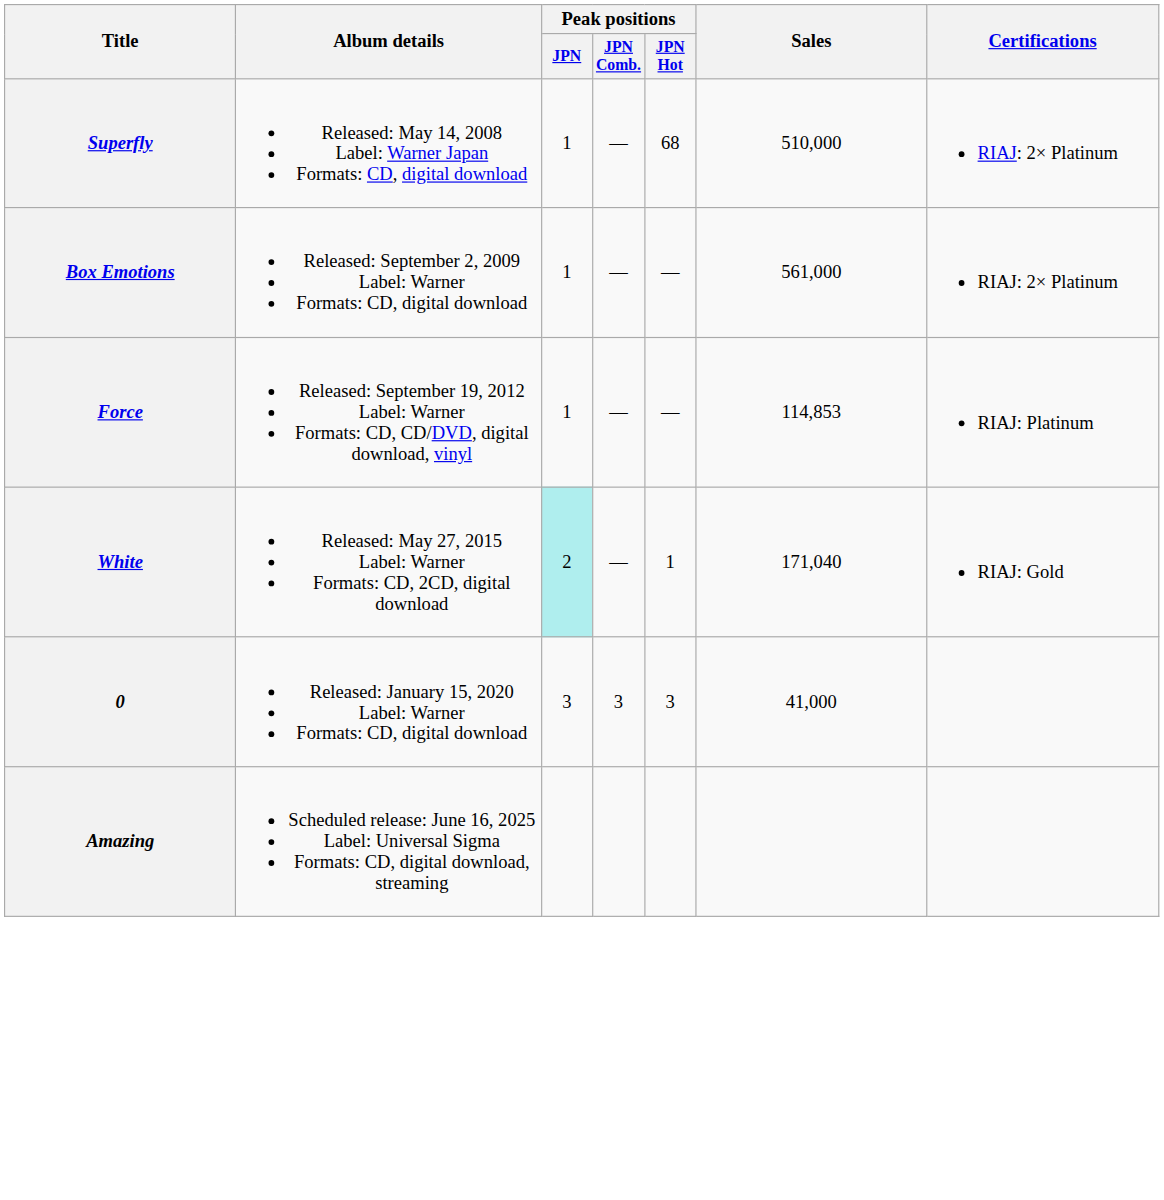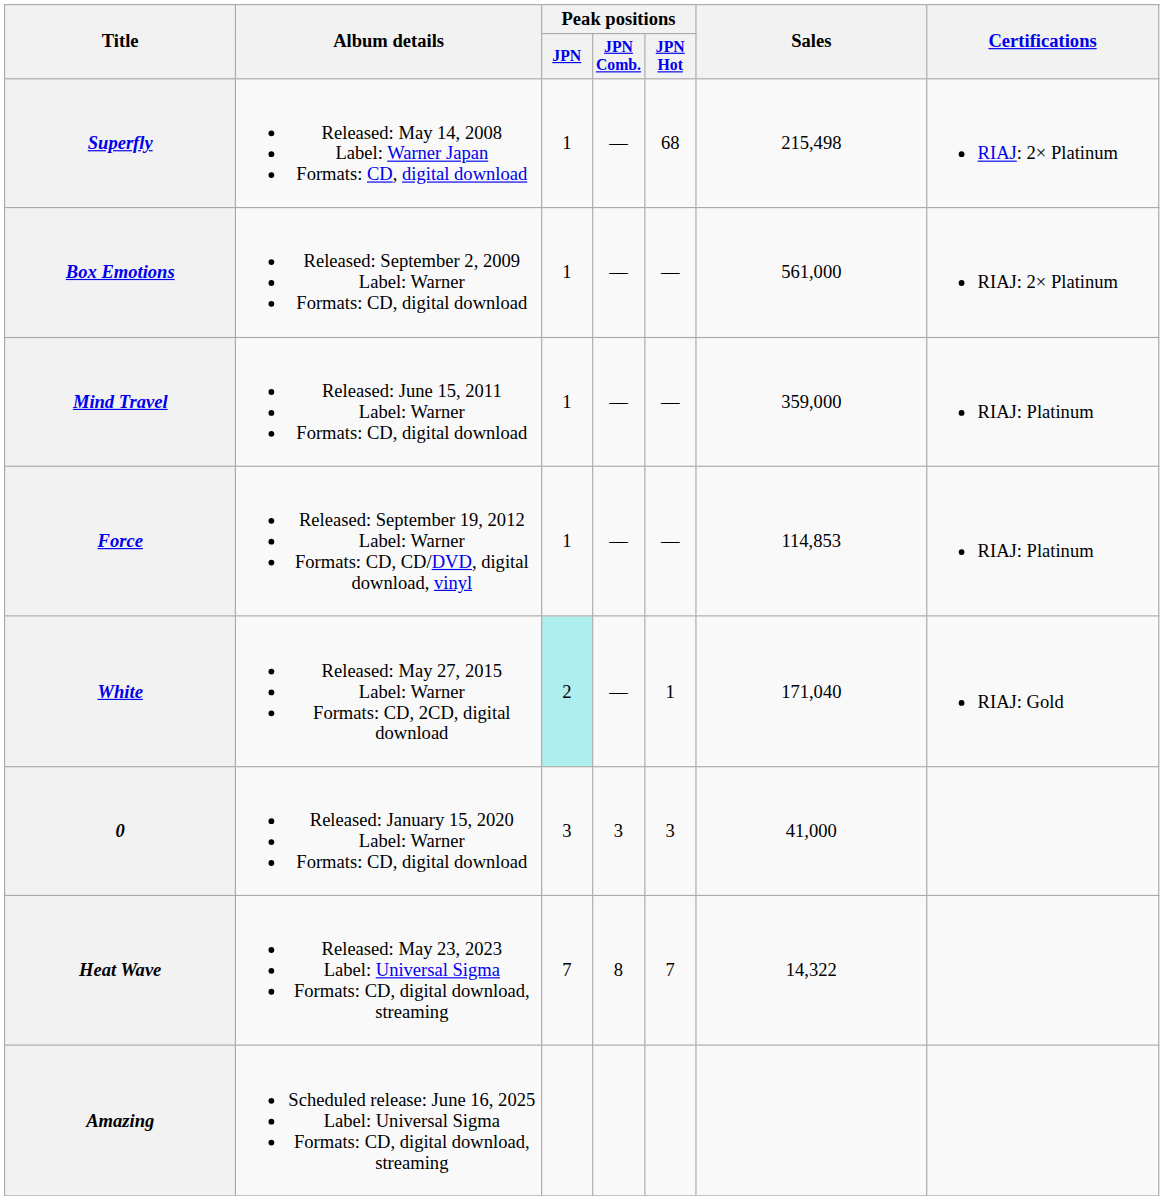(811, 143) 510,000 -> (811, 143) 215,498
+ row: (120, 401)
+ row: (120, 970)
